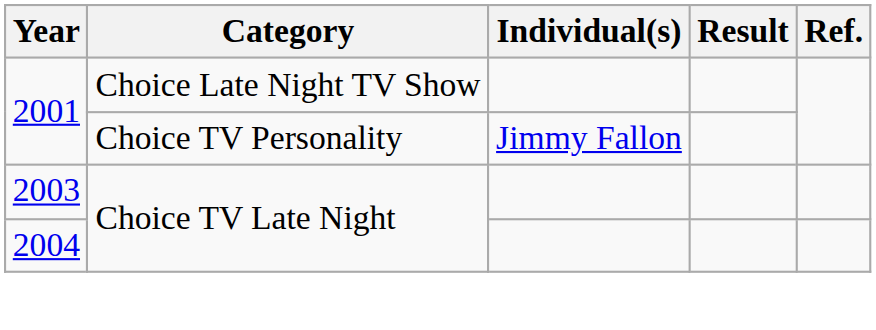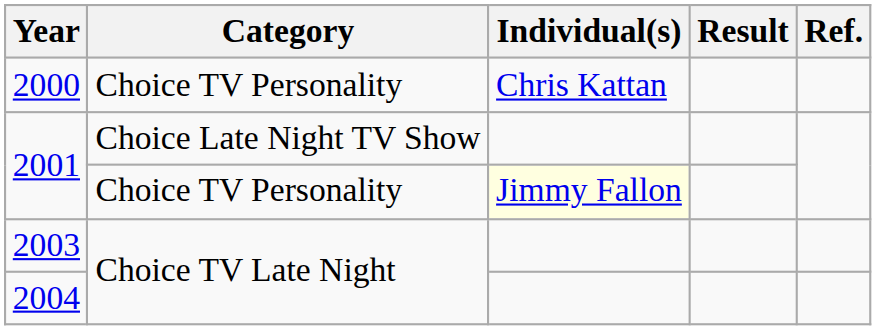+ row: (46, 84)
(589, 137) no background -> (589, 191) lightyellow background
